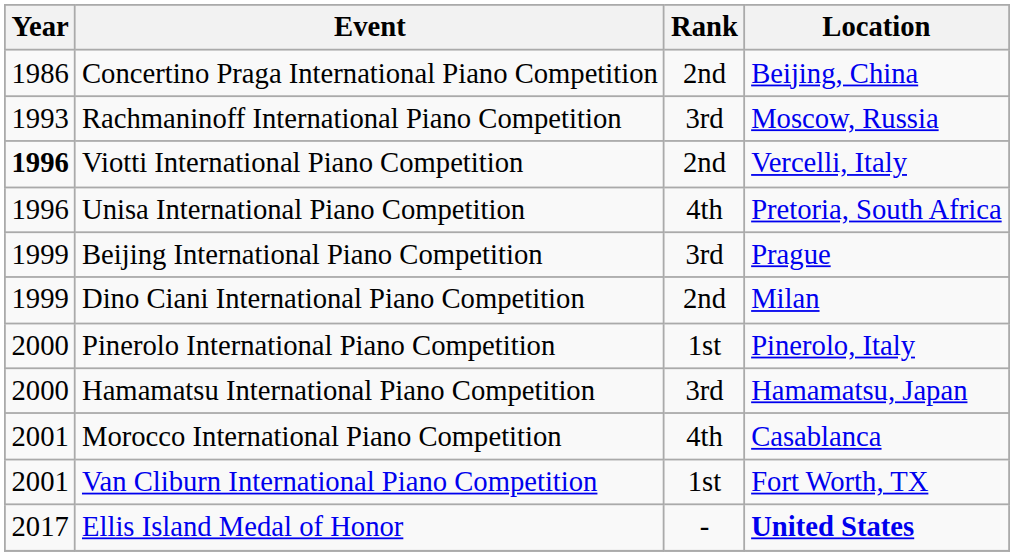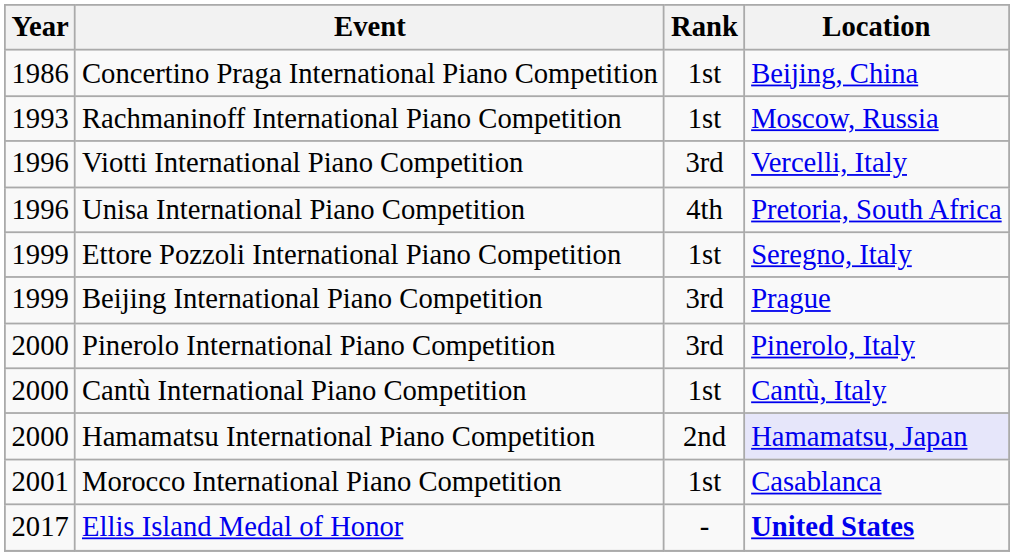(704, 72) 2nd -> (704, 72) 1st
(704, 118) 3rd -> (704, 118) 1st
(40, 163) bold -> (40, 163) normal
(704, 163) 2nd -> (704, 163) 3rd
+ row: (352, 254)
- row: (333, 299)
(704, 345) 1st -> (704, 345) 3rd
+ row: (304, 390)
(704, 390) 3rd -> (704, 436) 2nd
(859, 390) no background -> (859, 436) lavender background
(704, 436) 4th -> (704, 481) 1st
- row: (340, 481)
